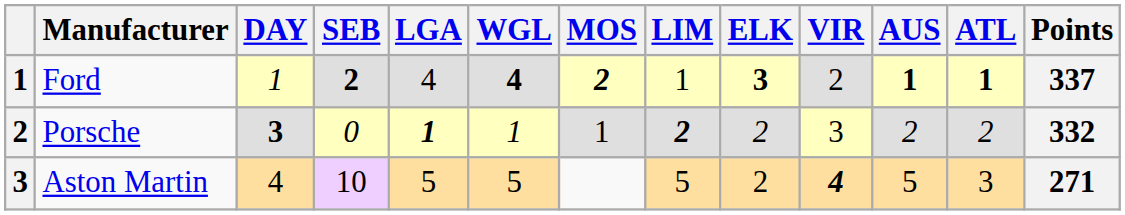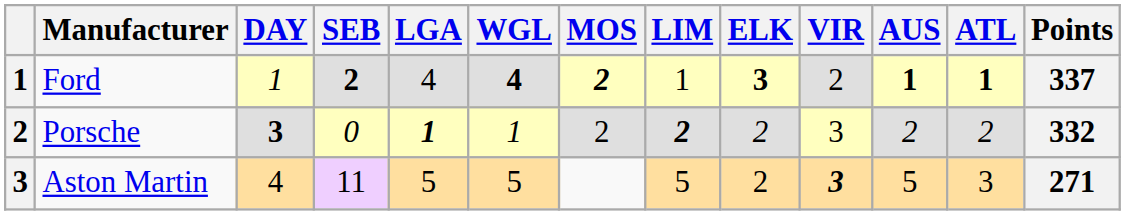(602, 131) 1 -> (602, 131) 2
(351, 182) 10 -> (351, 182) 11
(836, 182) 4 -> (836, 182) 3
